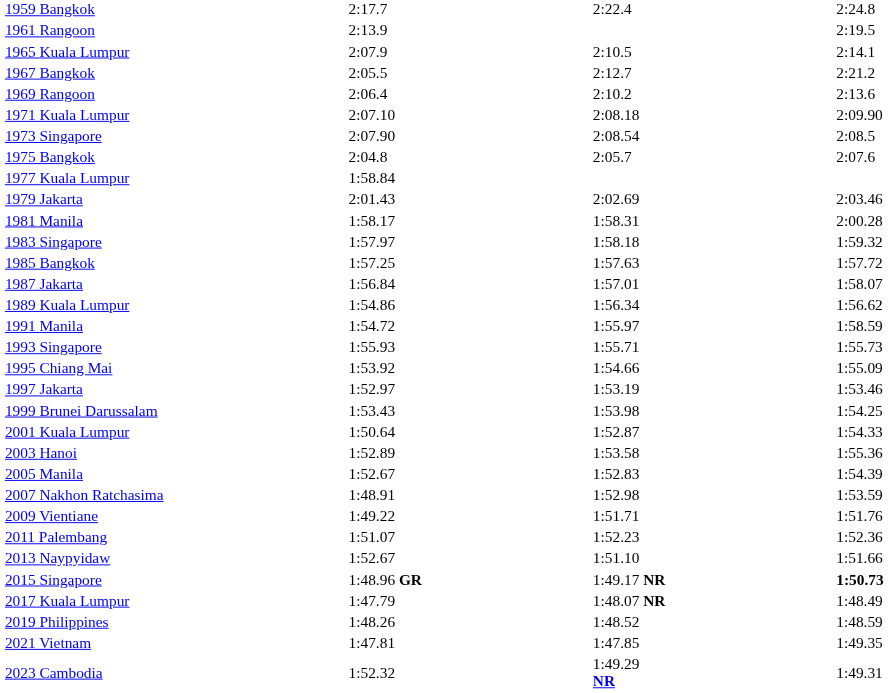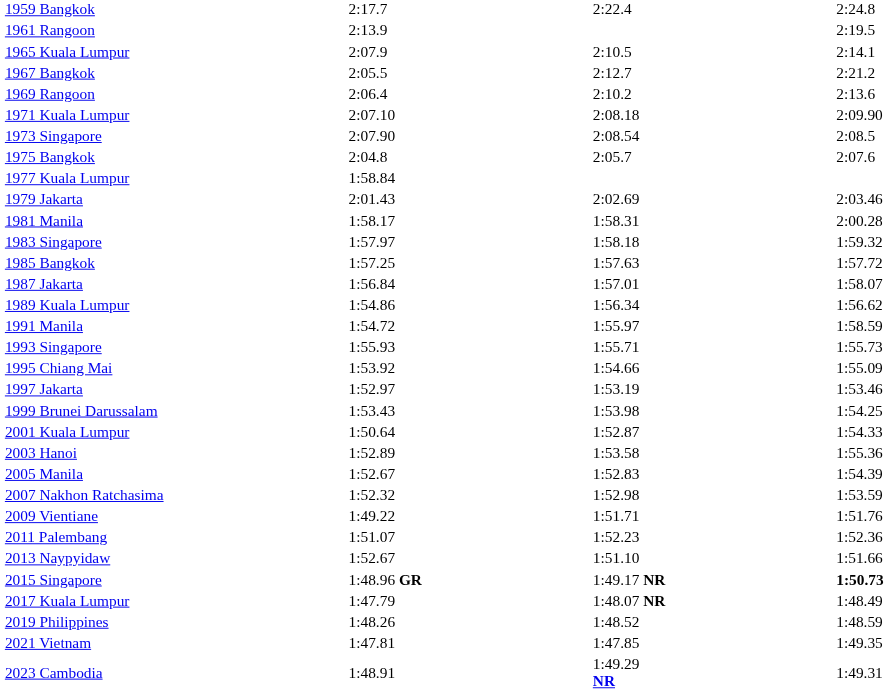(372, 495) 1:48.91 -> (372, 495) 1:52.32
(372, 672) 1:52.32 -> (372, 672) 1:48.91
